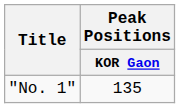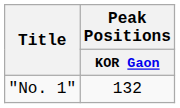(127, 89) 135 -> (127, 89) 132
